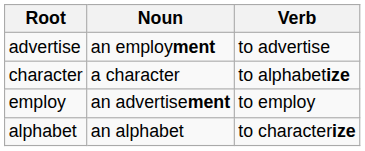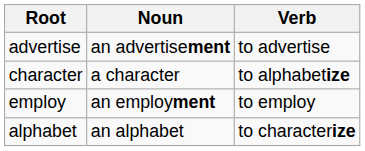(153, 46) an employment -> (160, 46) an advertisement
(160, 103) an advertisement -> (153, 103) an employment
